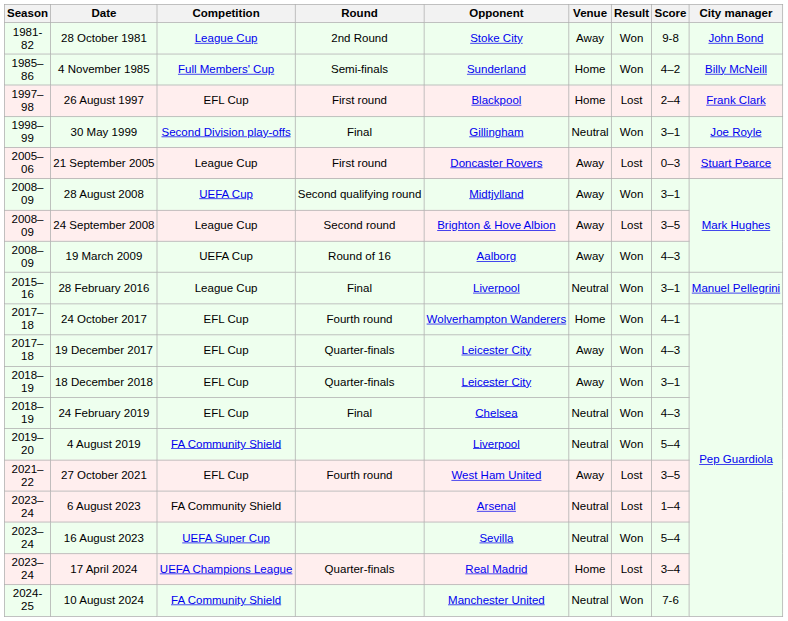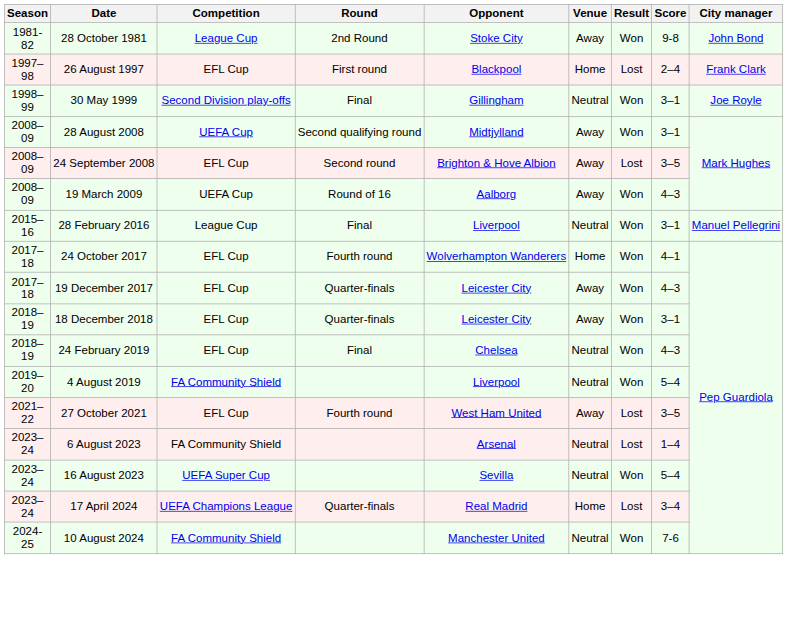- row: (104, 69)
- row: (104, 163)
(226, 225) League Cup -> (226, 163) EFL Cup
